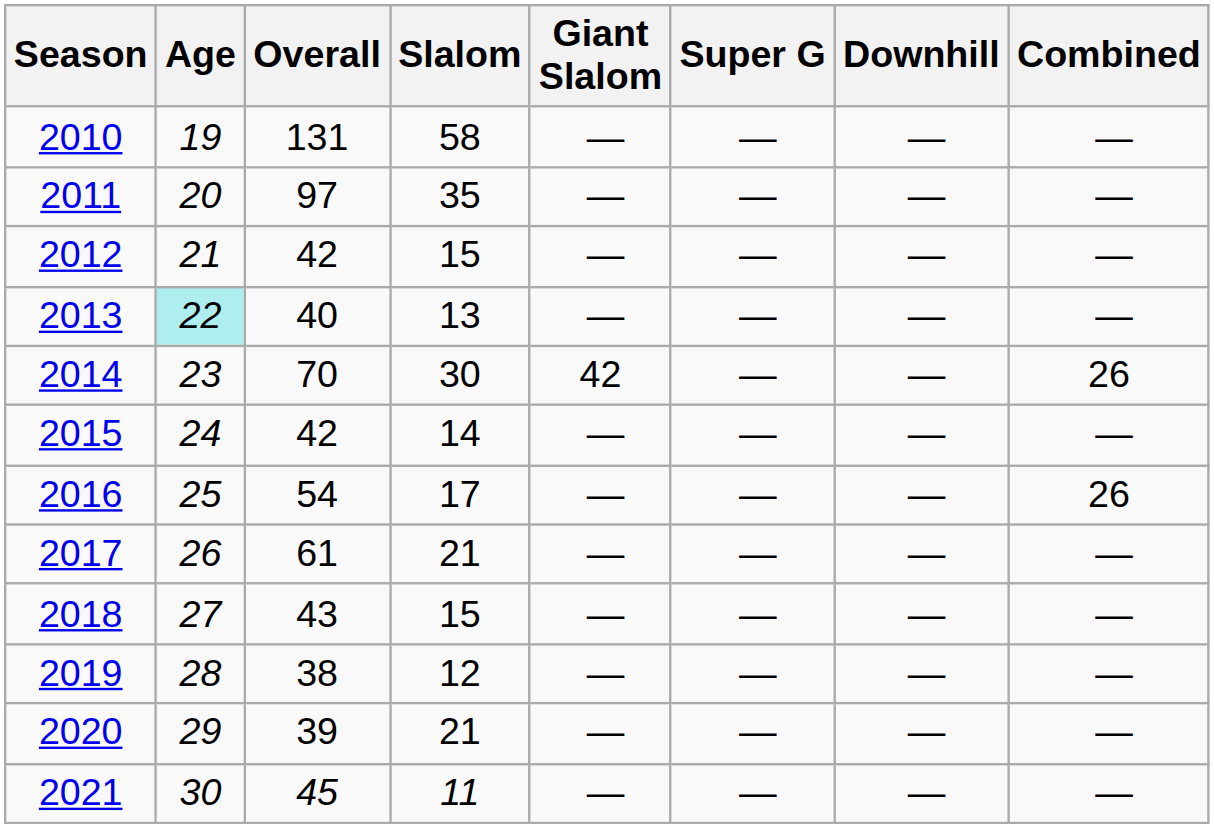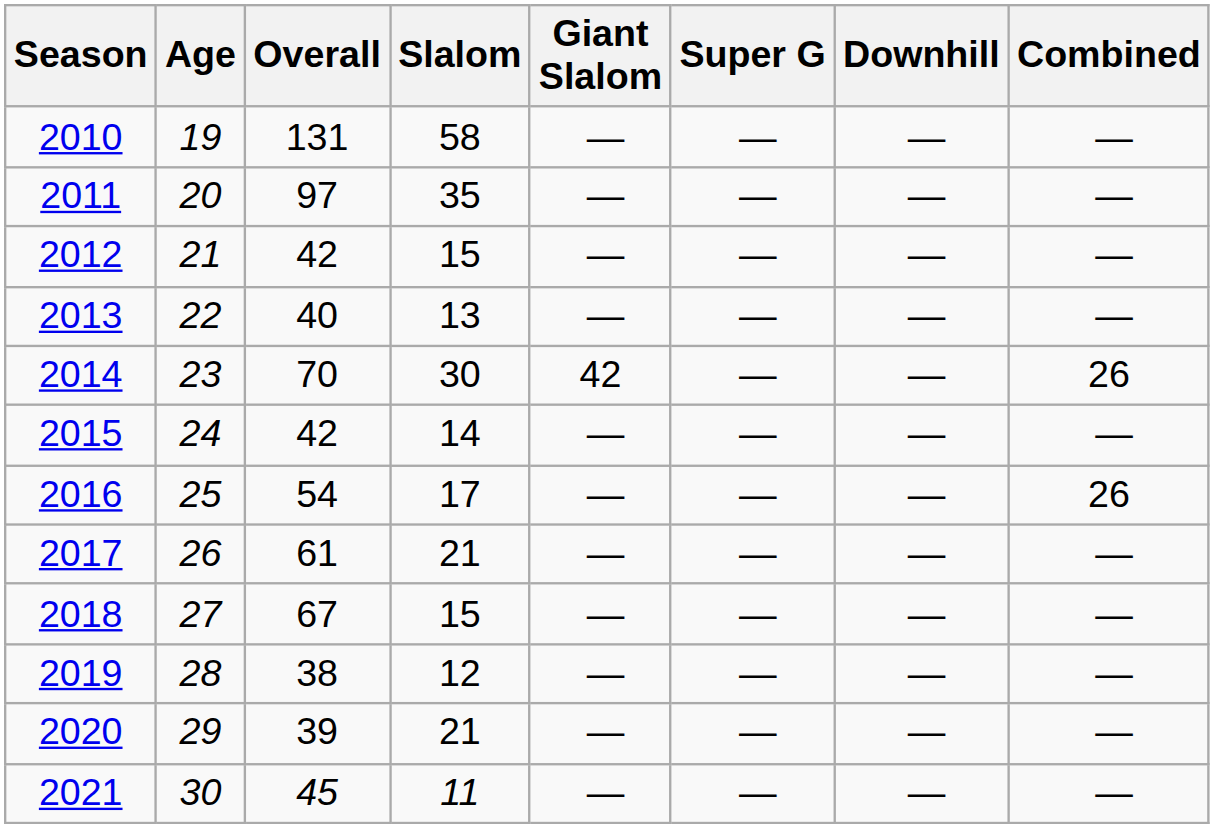(200, 315) paleturquoise background -> (200, 315) no background
(317, 613) 43 -> (317, 613) 67
